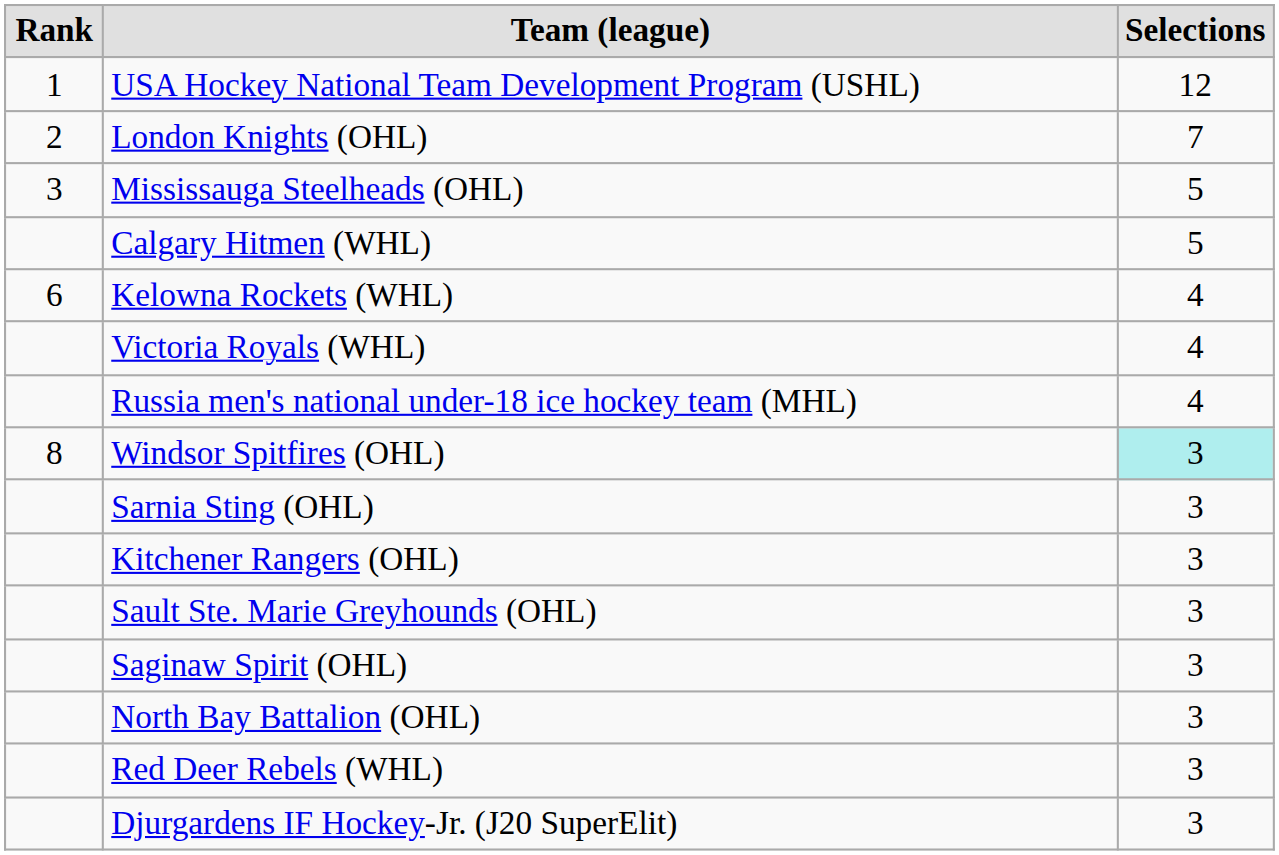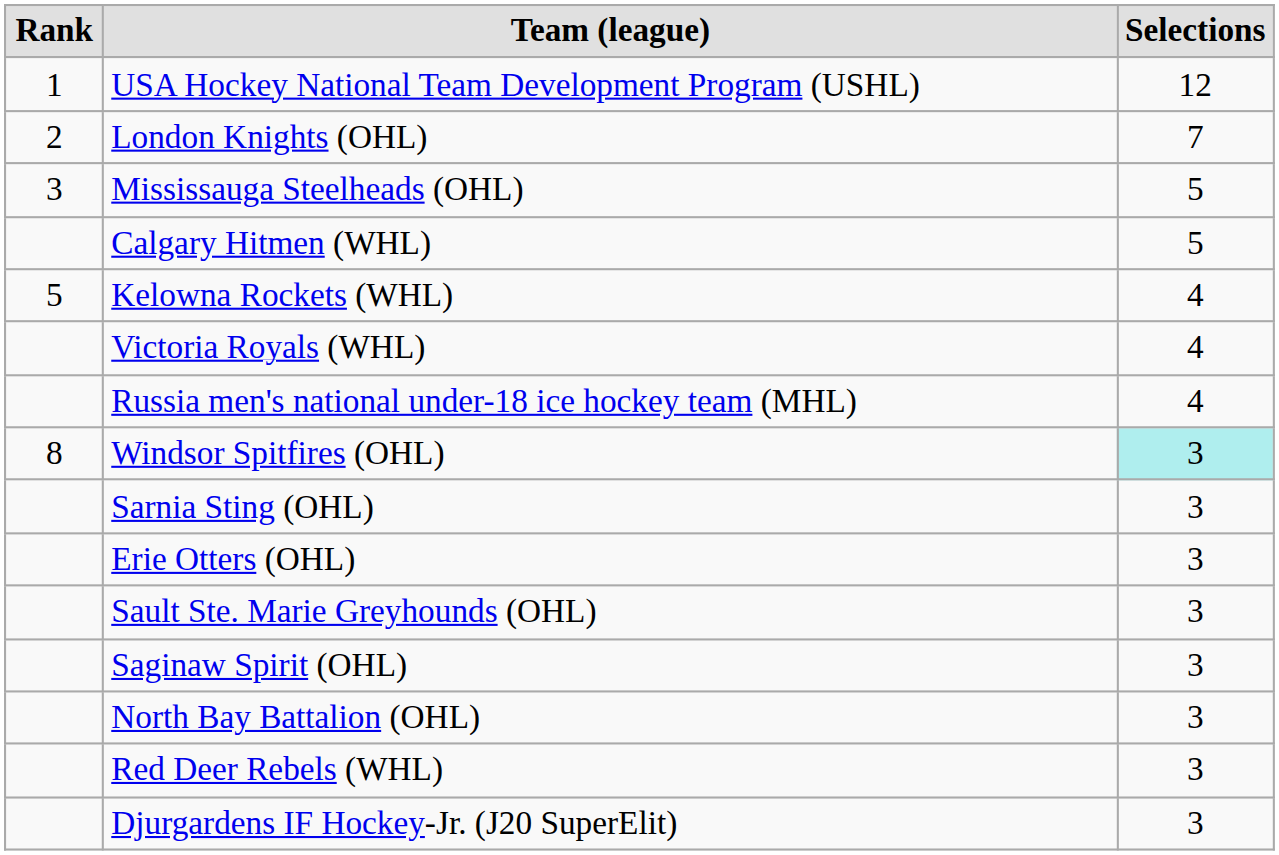(54, 294) 6 -> (54, 294) 5
- row: (285, 558)
+ row: (233, 558)
